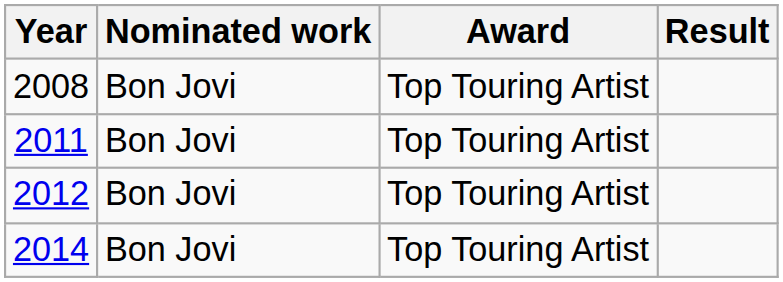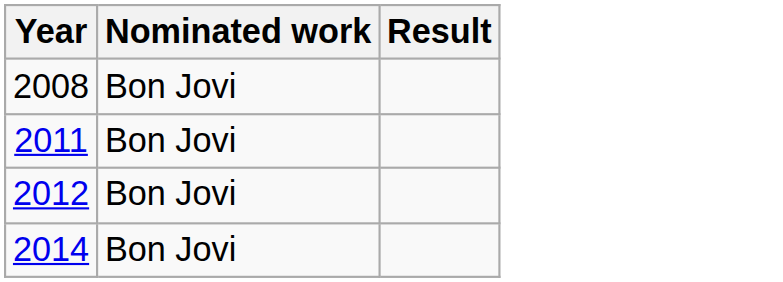- column: (518, 31)
